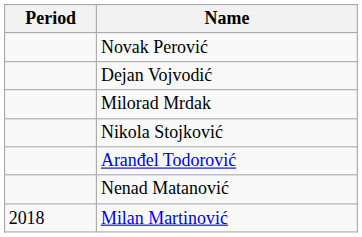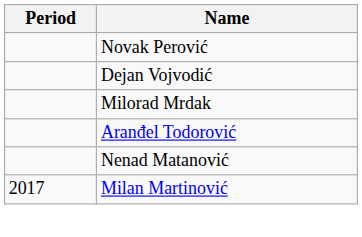- row: (162, 132)
(27, 217) 2018 -> (27, 189) 2017
